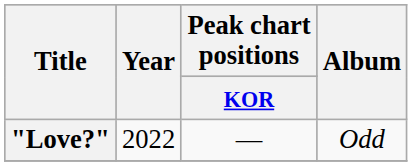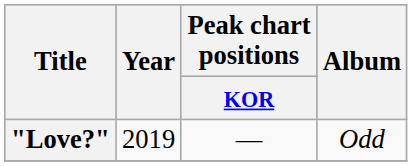(149, 139) 2022 -> (149, 139) 2019
